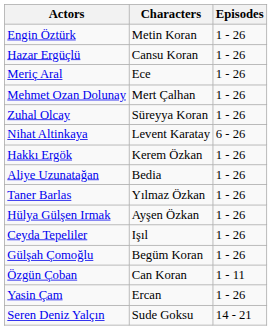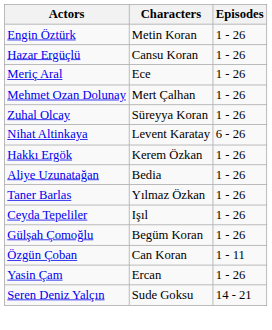- row: (59, 214)
